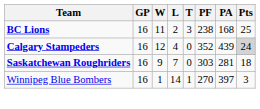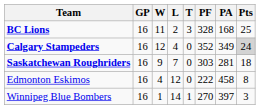(205, 29) 238 -> (205, 29) 328
(226, 46) 439 -> (226, 46) 349
+ row: (48, 79)
